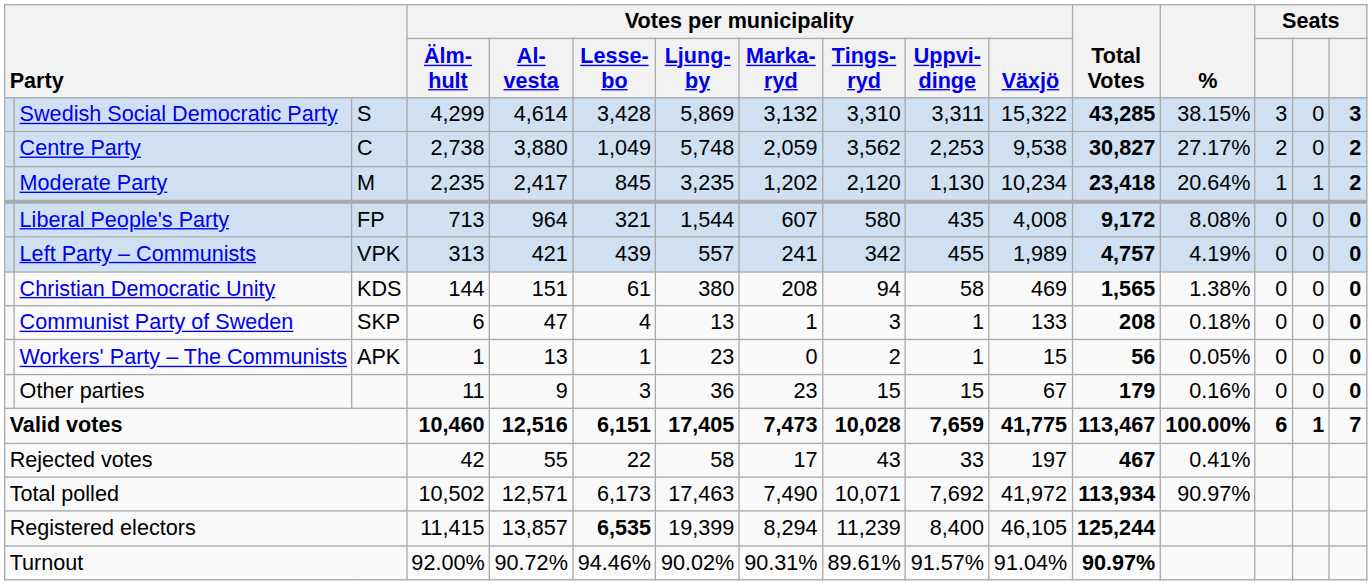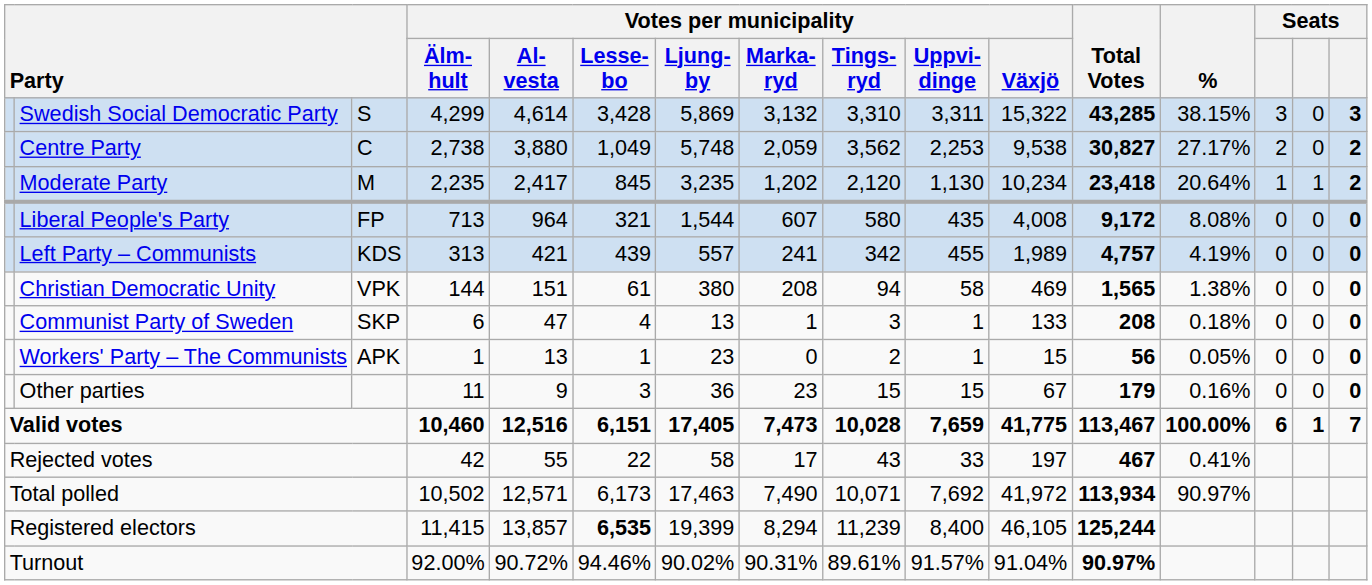(379, 254) VPK -> (379, 254) KDS
(379, 288) KDS -> (379, 288) VPK
